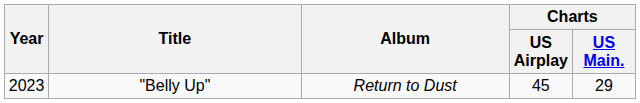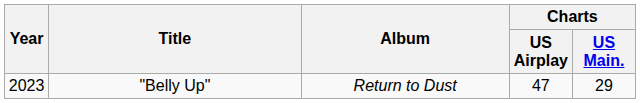(541, 85) 45 -> (541, 85) 47
